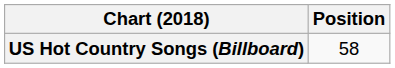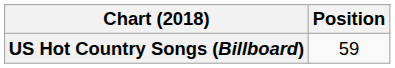(349, 48) 58 -> (349, 48) 59
